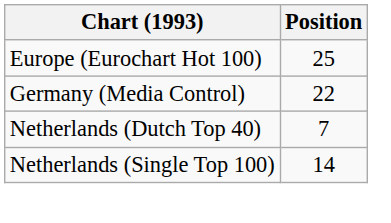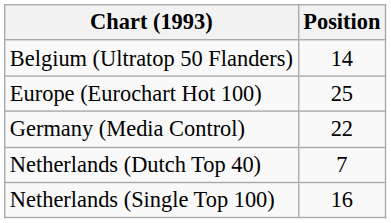+ row: (151, 57)
(324, 164) 14 -> (342, 199) 16
